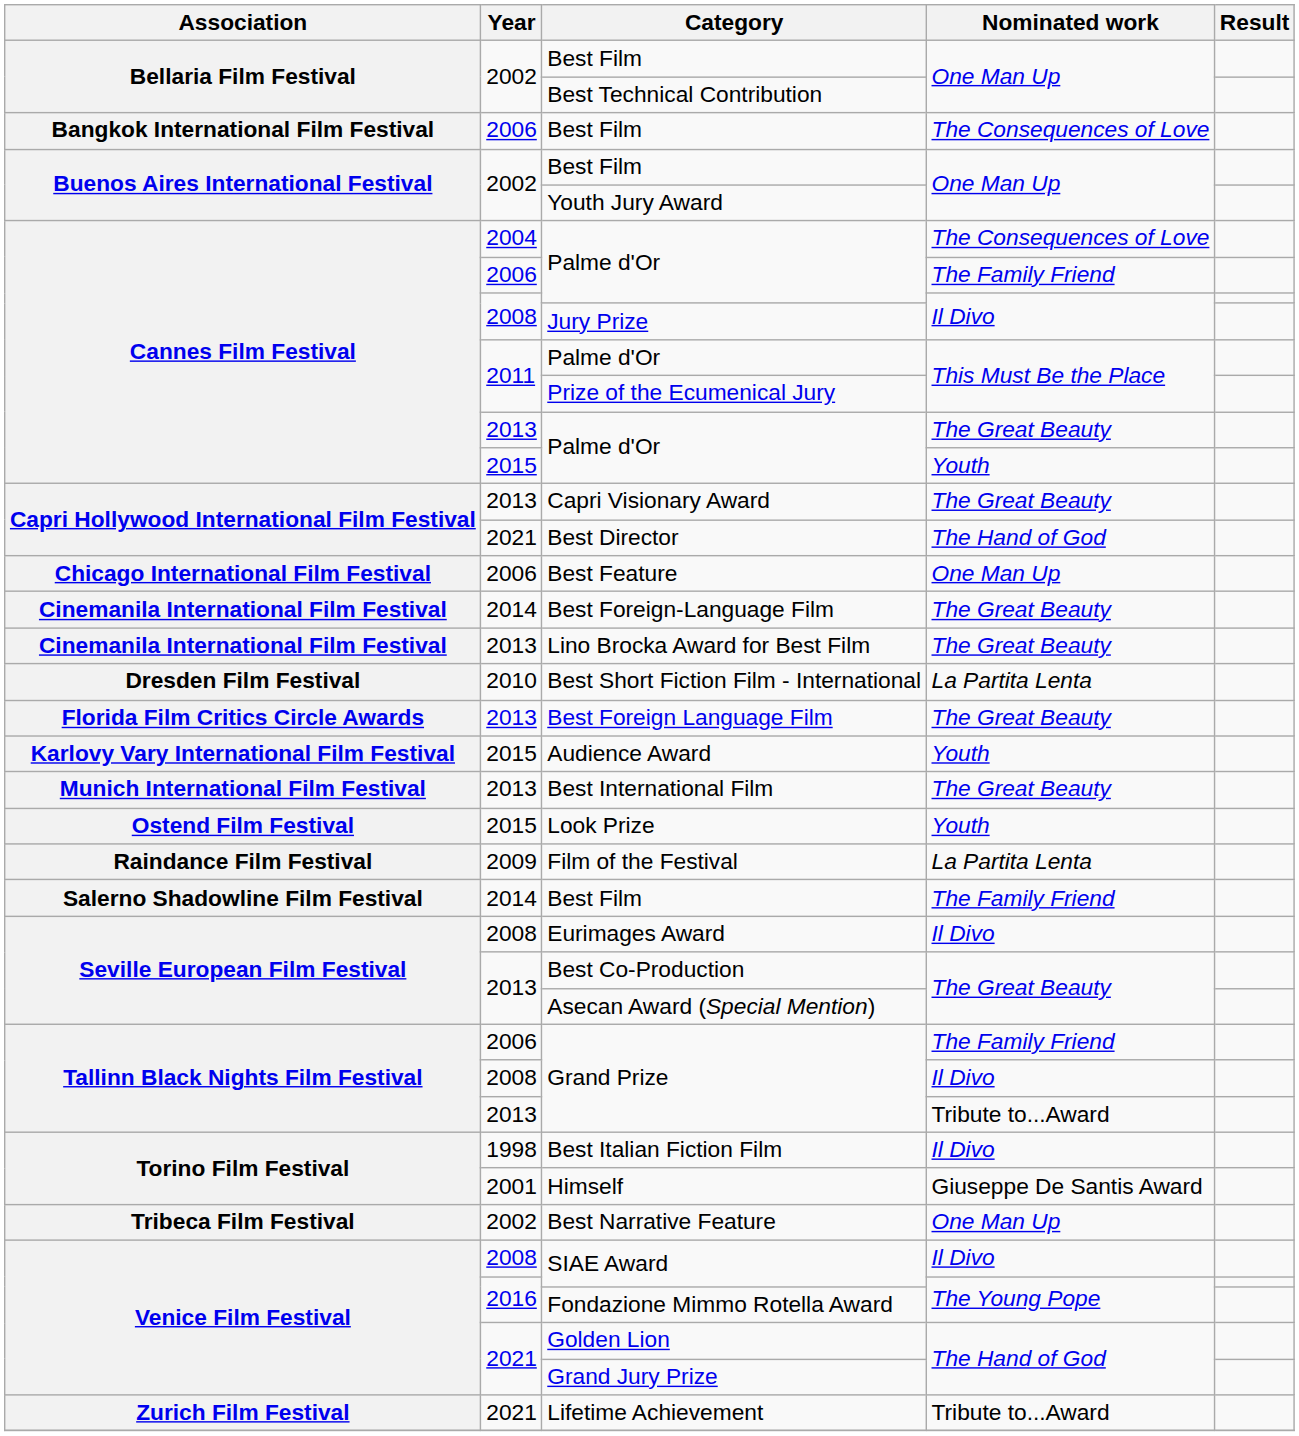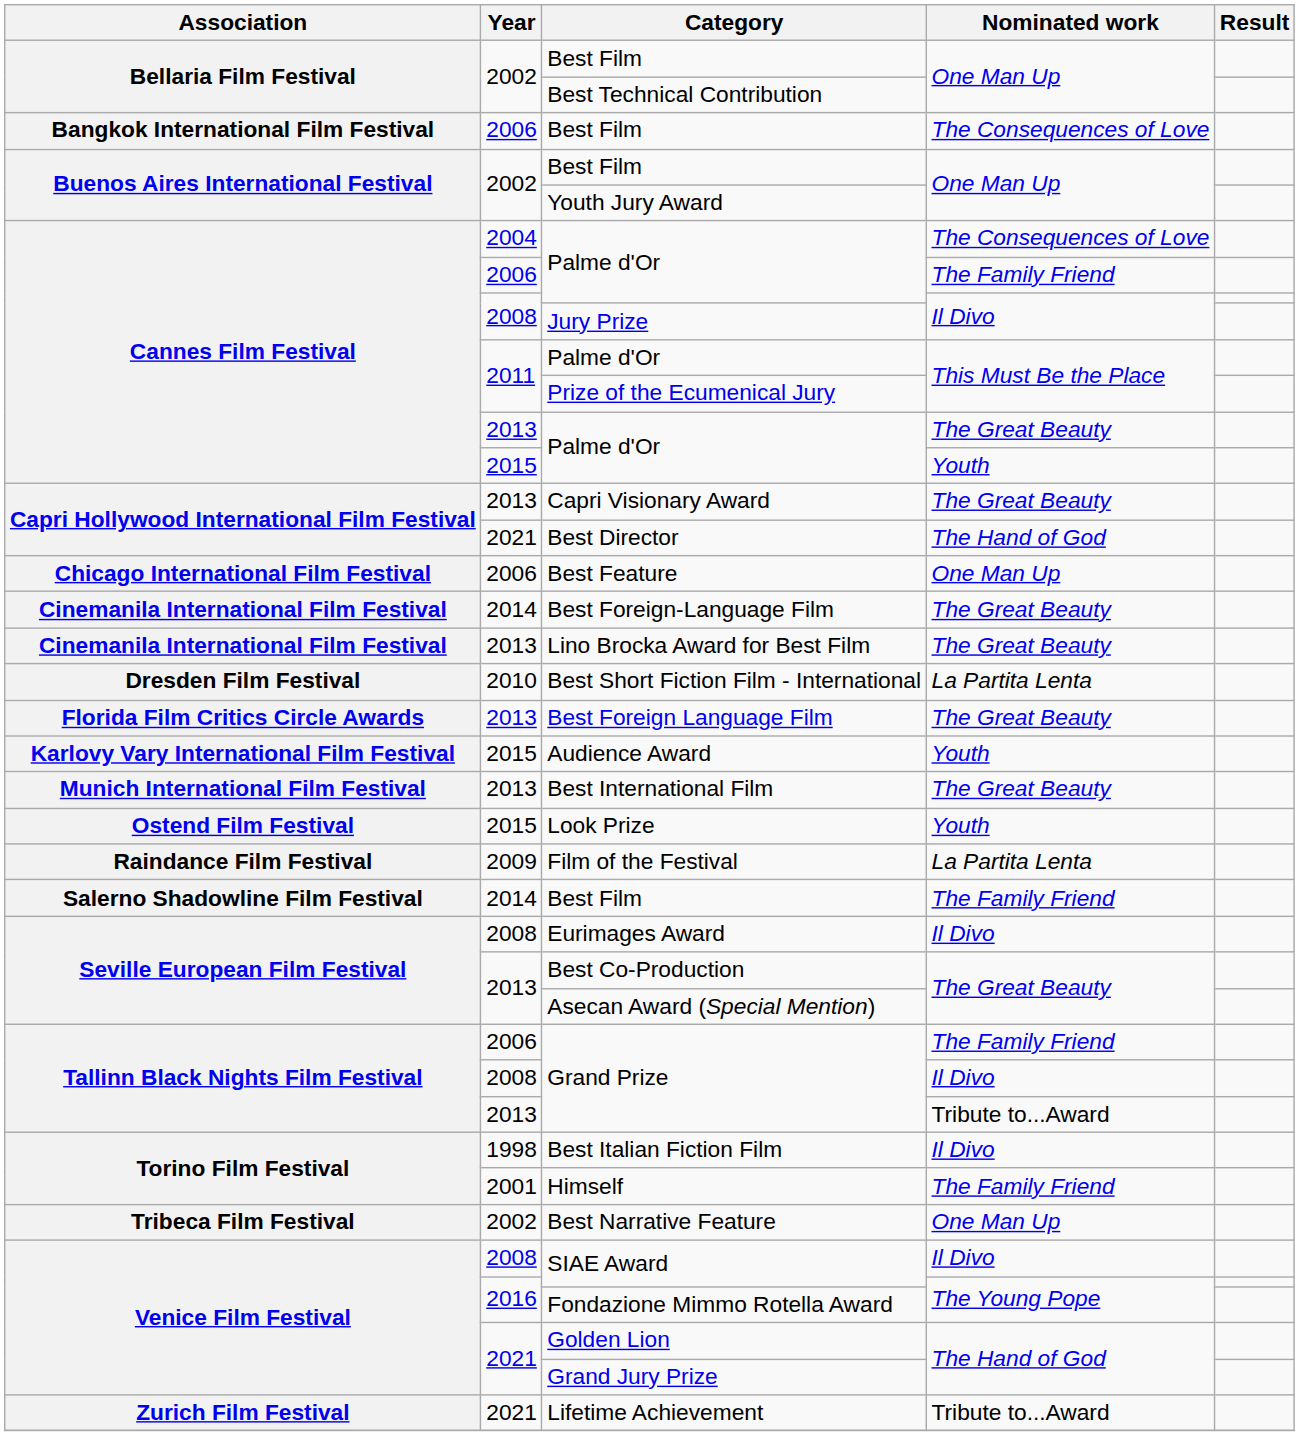(1067, 1186) Giuseppe De Santis Award -> (1023, 1186) The Family Friend
